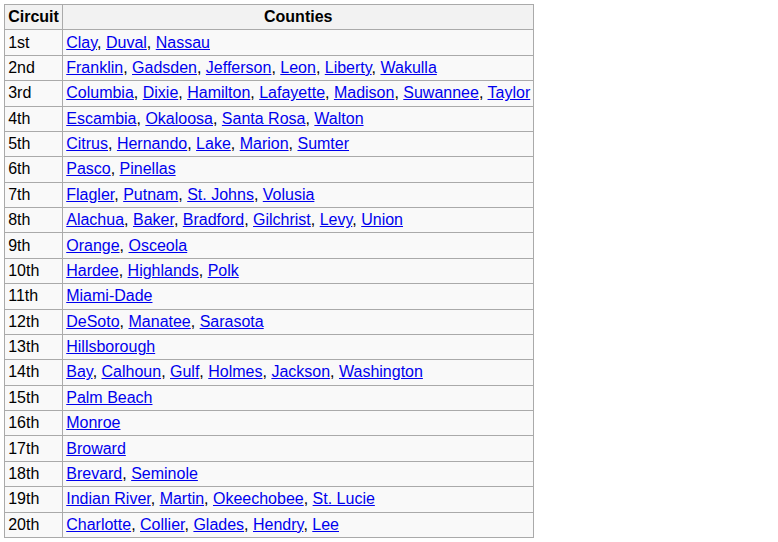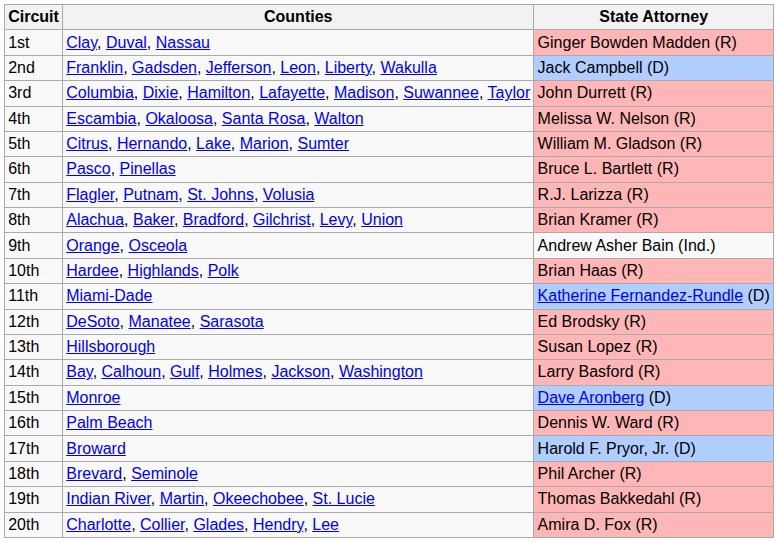+ column: (654, 17)
(109, 397) Palm Beach -> (93, 397) Monroe
(93, 423) Monroe -> (109, 423) Palm Beach
